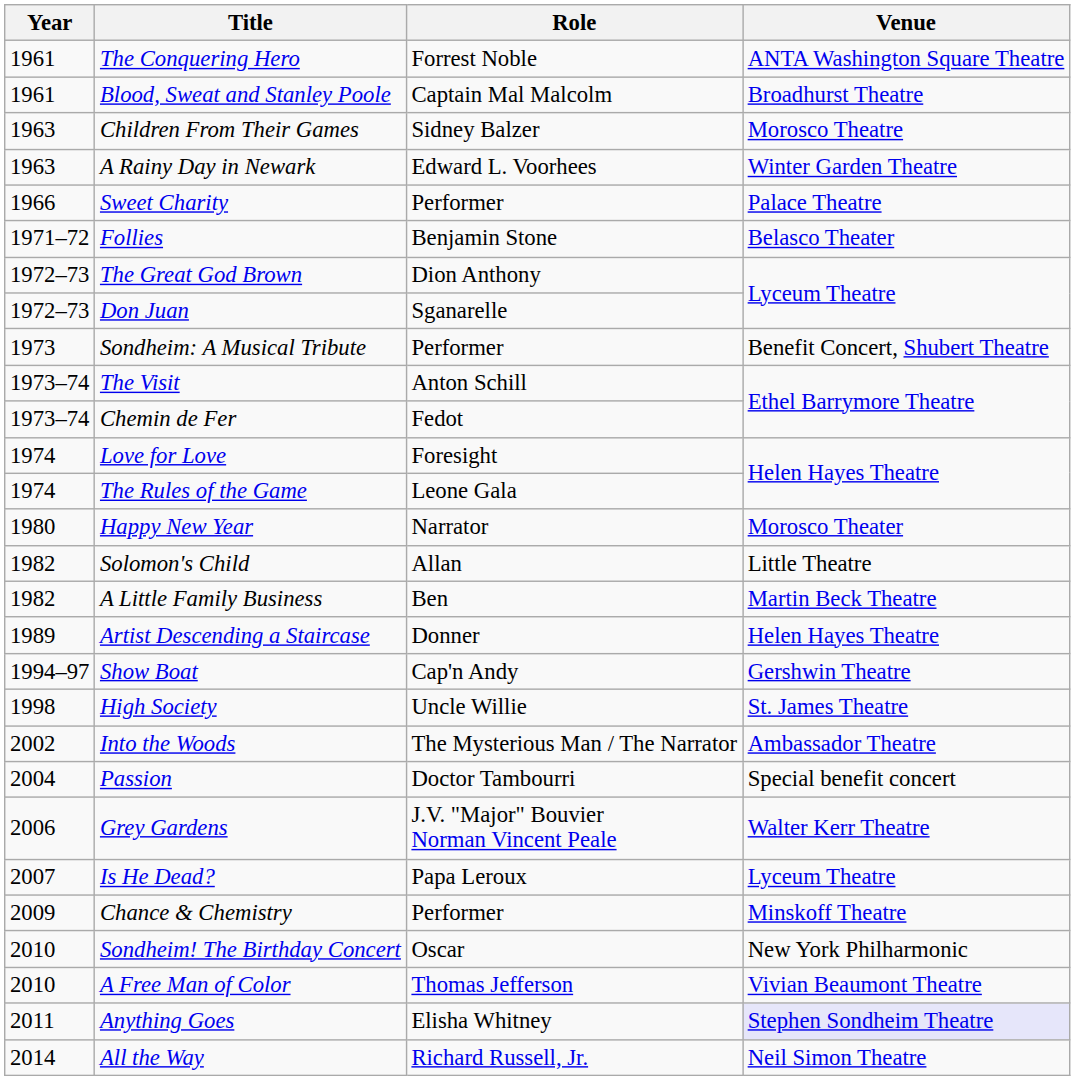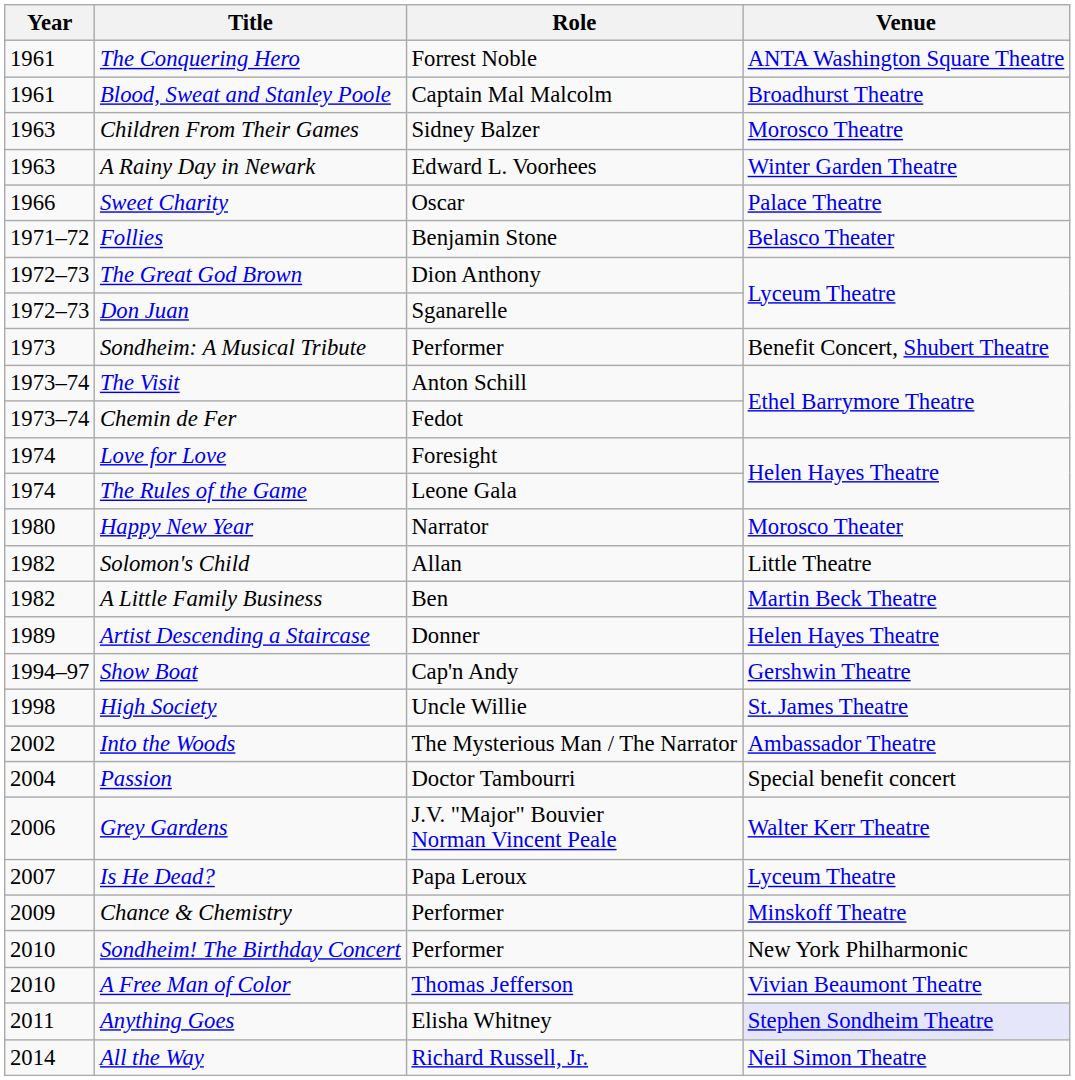(457, 202) Performer -> (438, 202) Oscar
(438, 948) Oscar -> (457, 948) Performer
